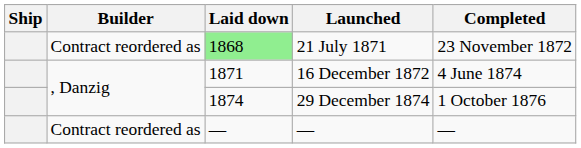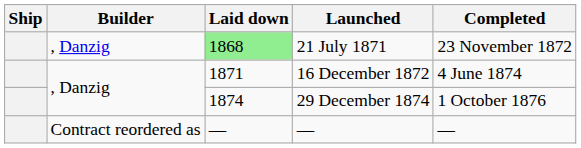(126, 45) Contract reordered as -> (80, 45) , Danzig
